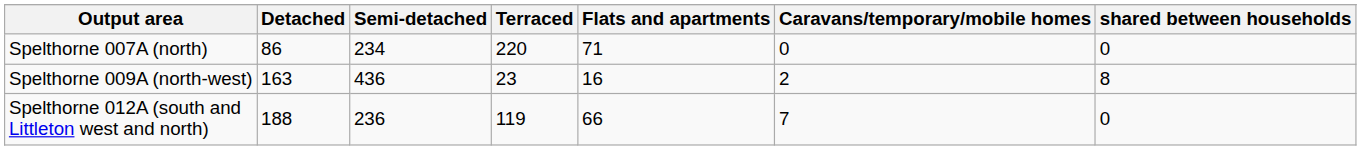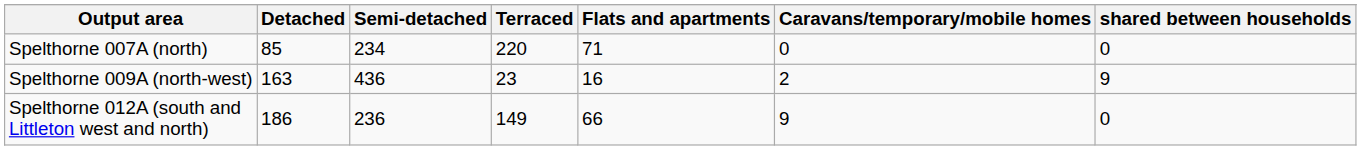(271, 49) 86 -> (271, 49) 85
(1105, 78) 8 -> (1105, 78) 9
(277, 118) 188 -> (277, 118) 186
(511, 118) 119 -> (511, 118) 149
(784, 118) 7 -> (784, 118) 9
